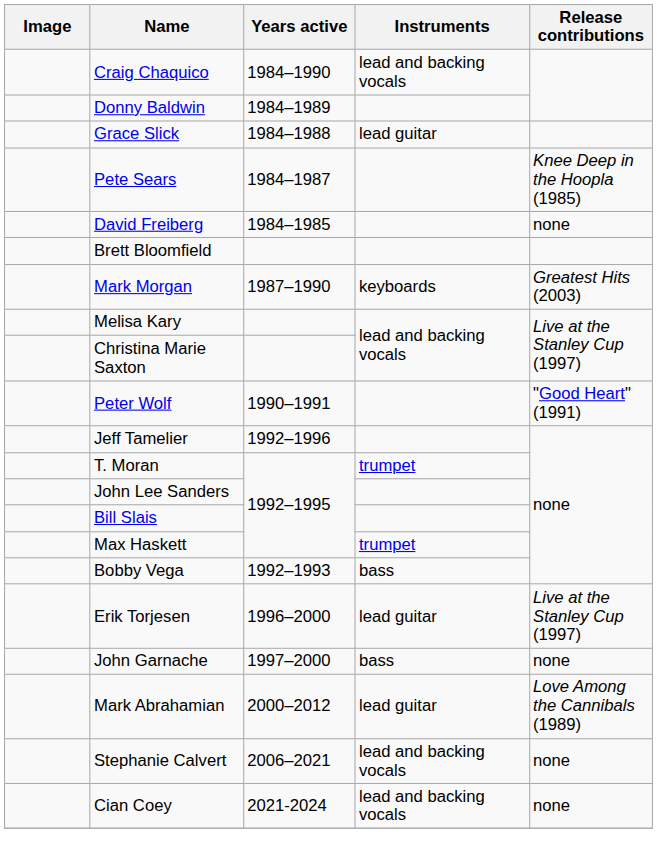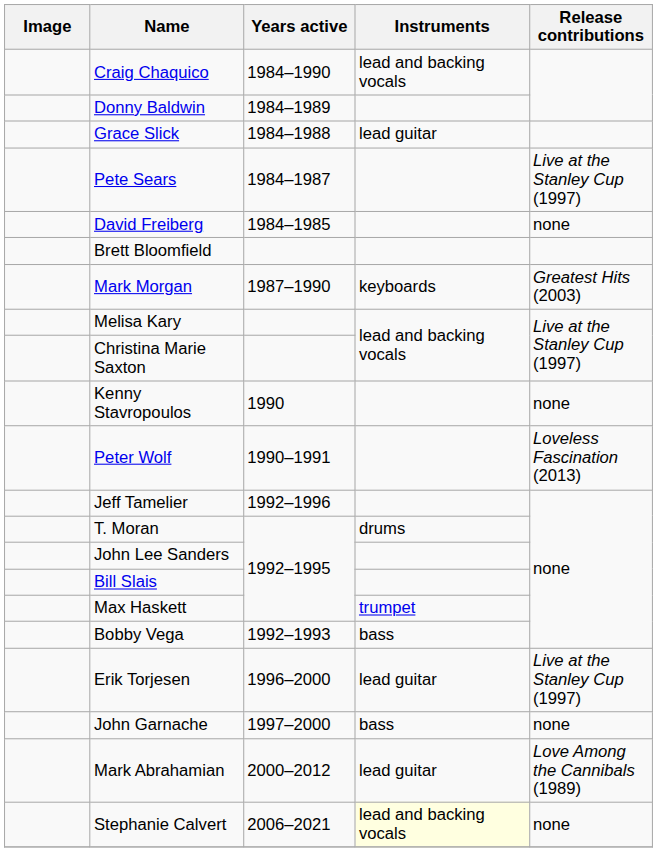(583, 179) Knee Deep in the Hoopla (1985) -> (578, 179) Live at the Stanley Cup (1997)
+ row: (143, 403)
(582, 403) "Good Heart" (1991) -> (576, 457) Loveless Fascination (2013)
(387, 465) trumpet -> (382, 529) drums
(422, 760) no background -> (422, 824) lightyellow background
- row: (133, 805)
